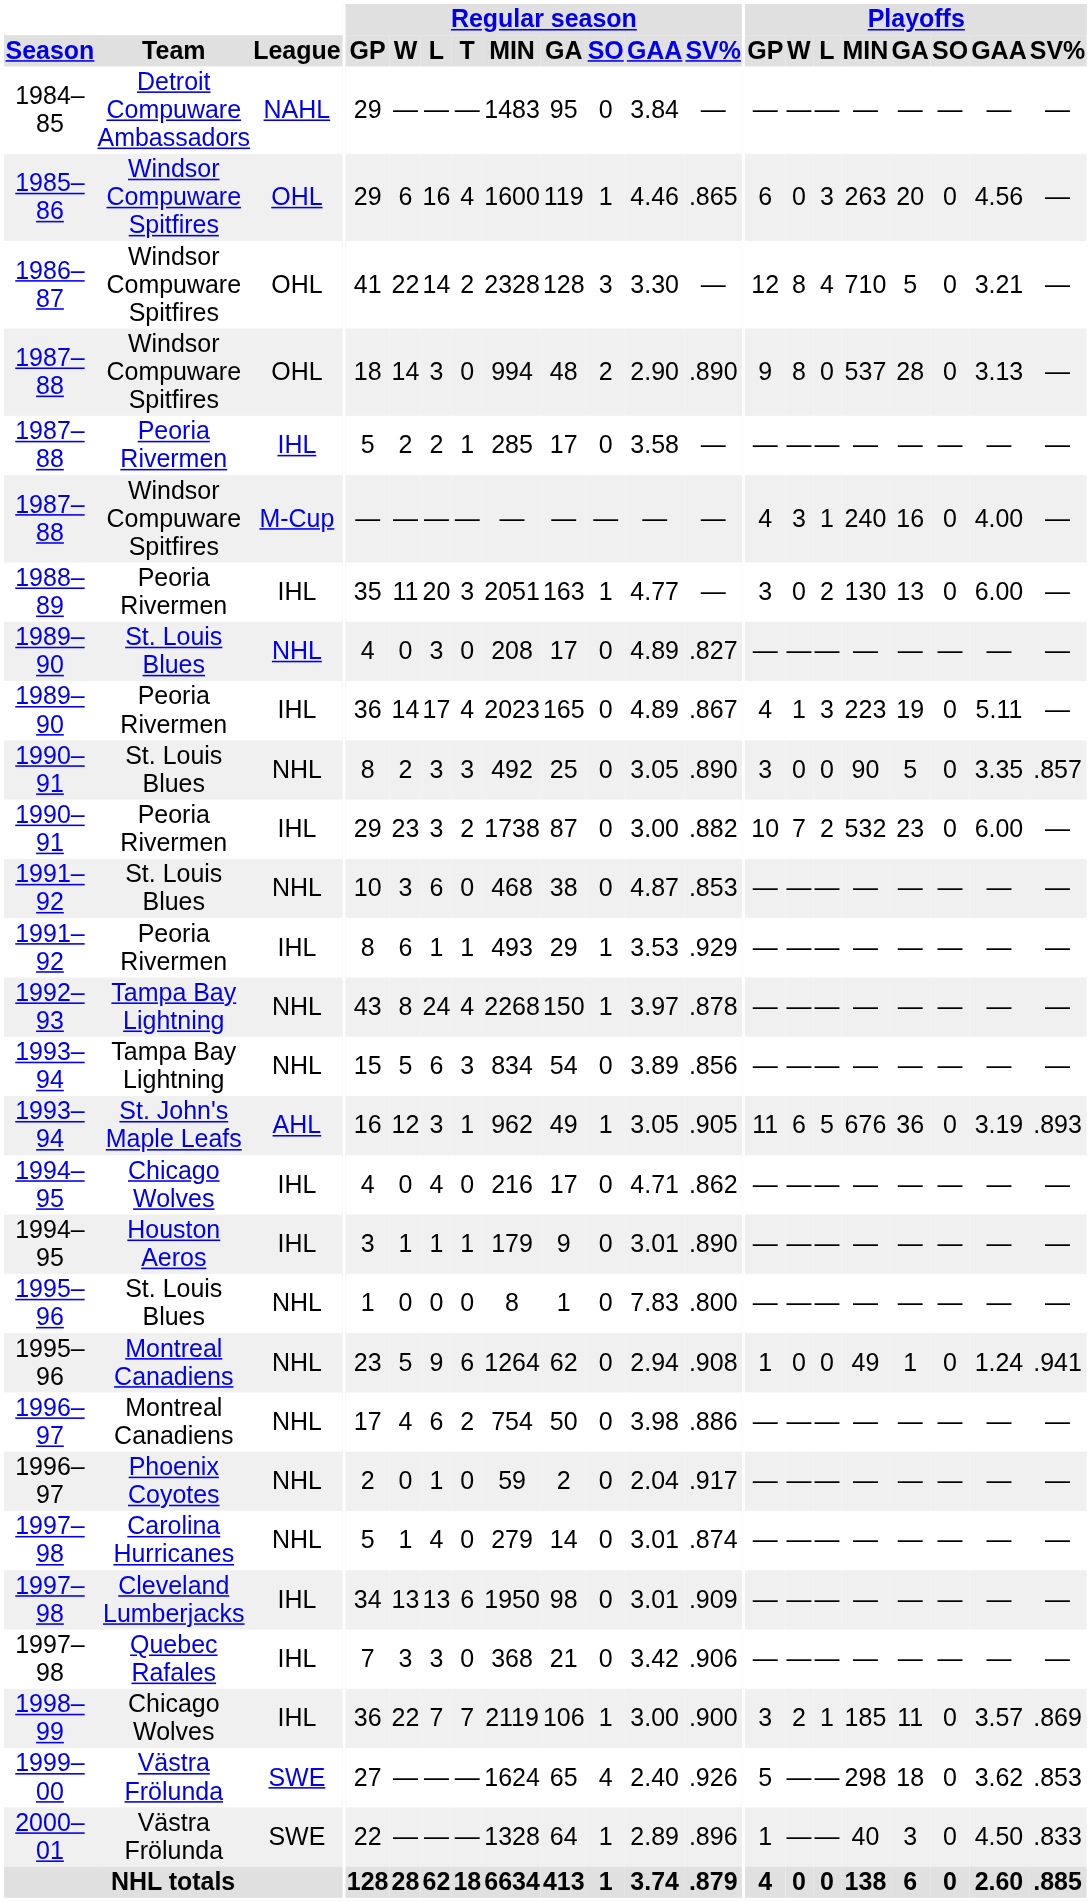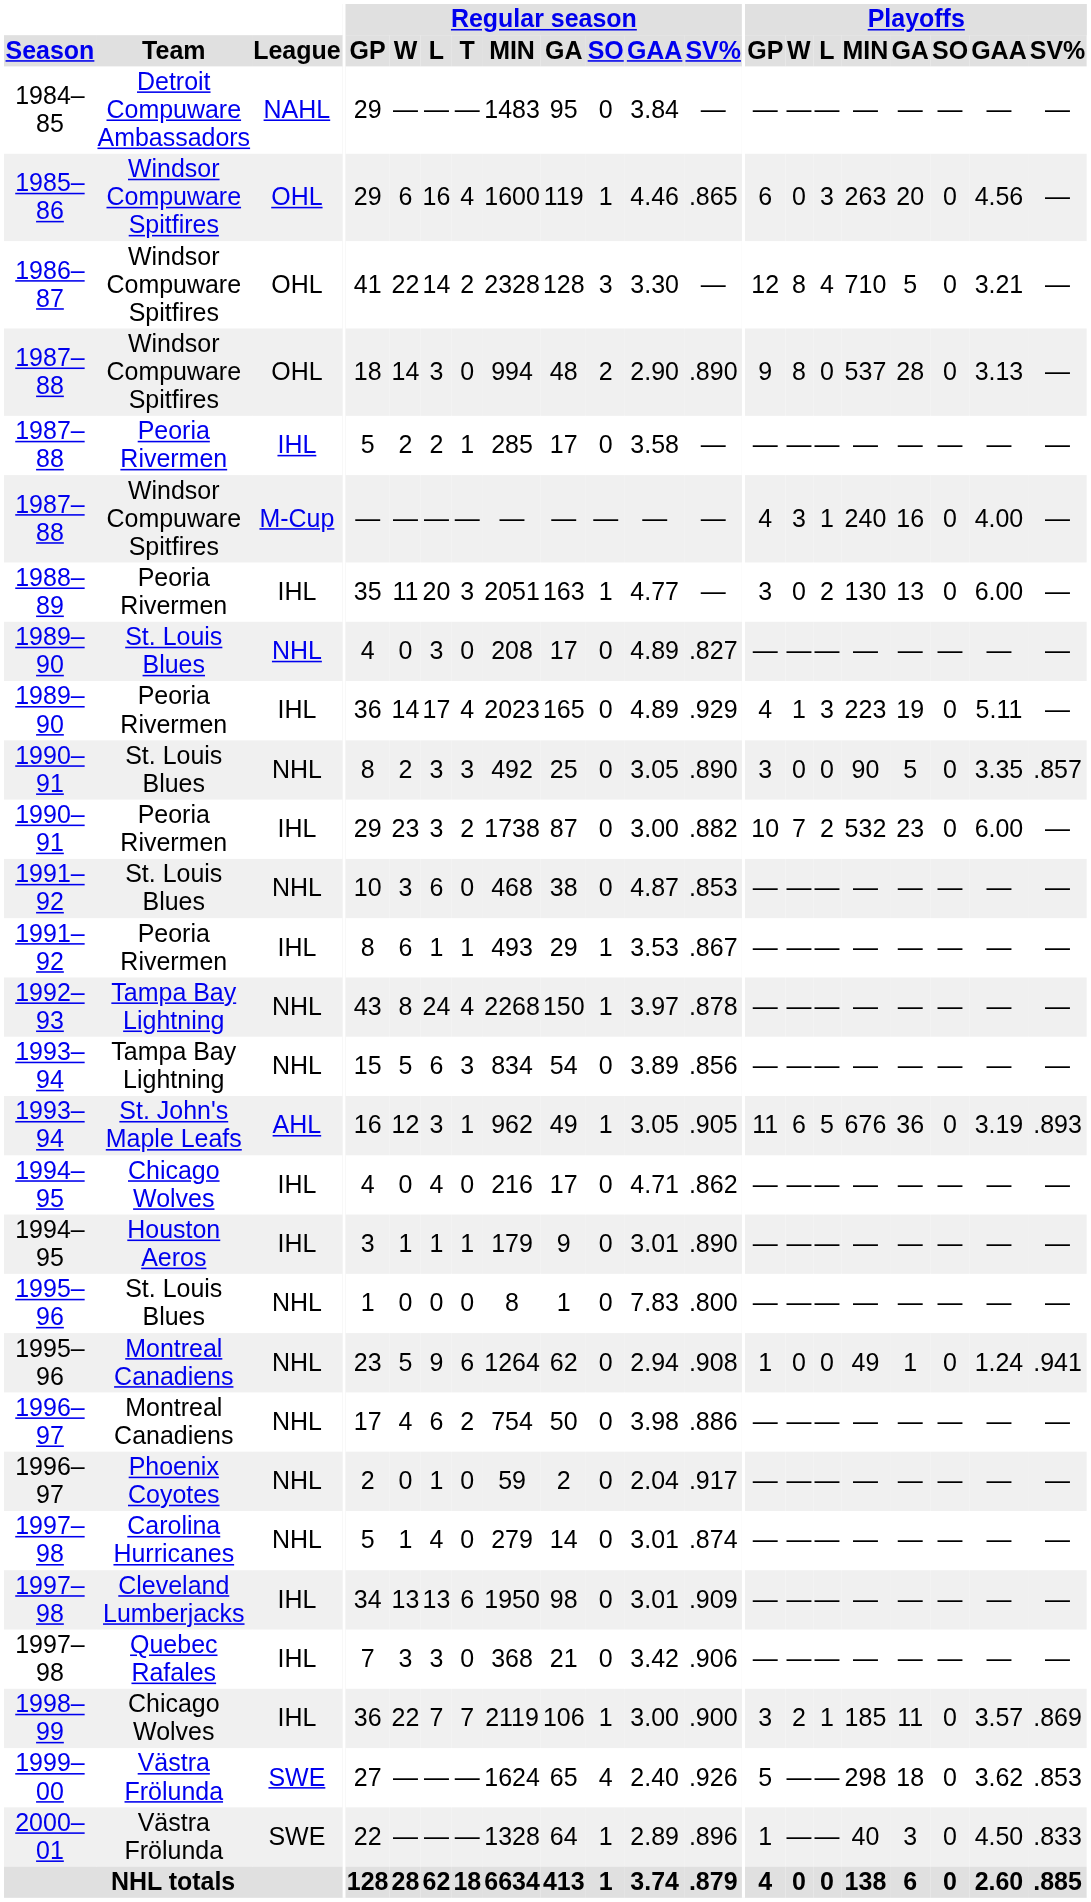(713, 710) .867 -> (713, 710) .929
(713, 947) .929 -> (713, 947) .867
